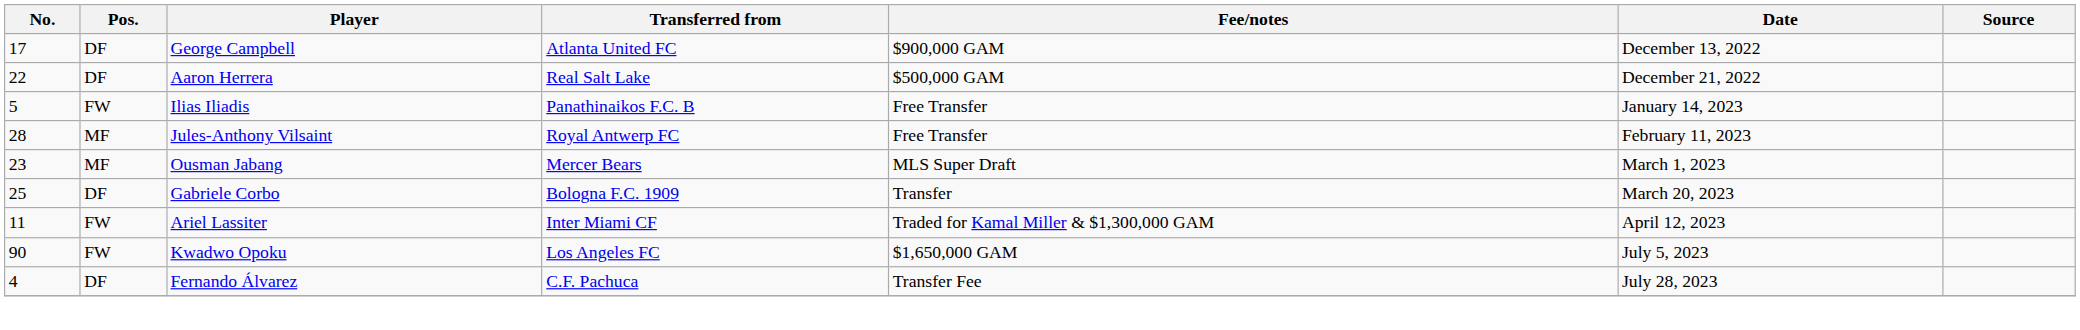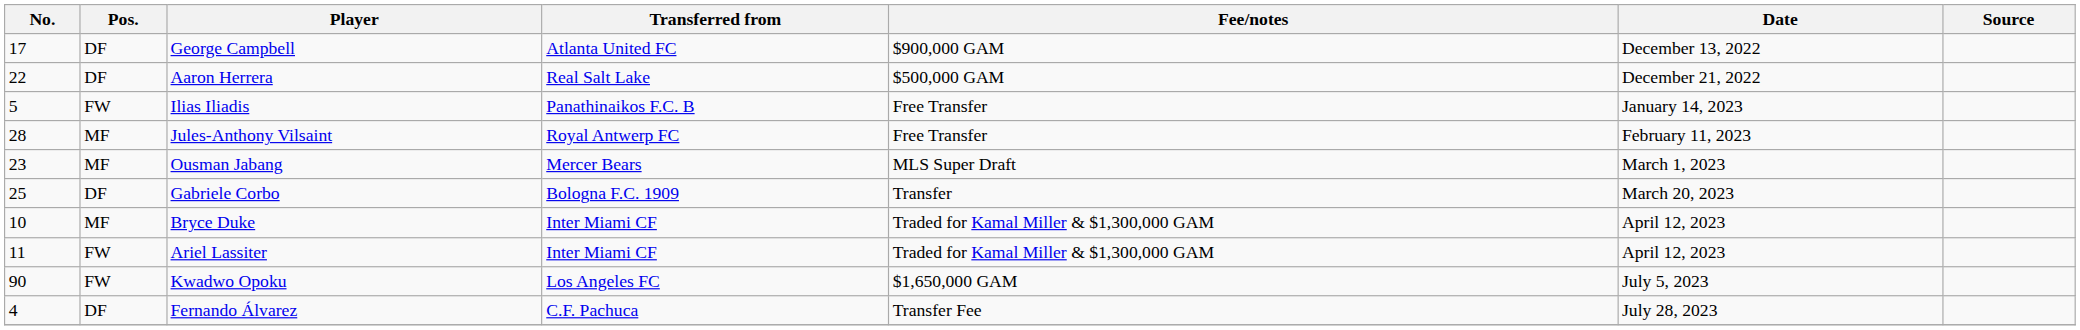+ row: (213, 222)
